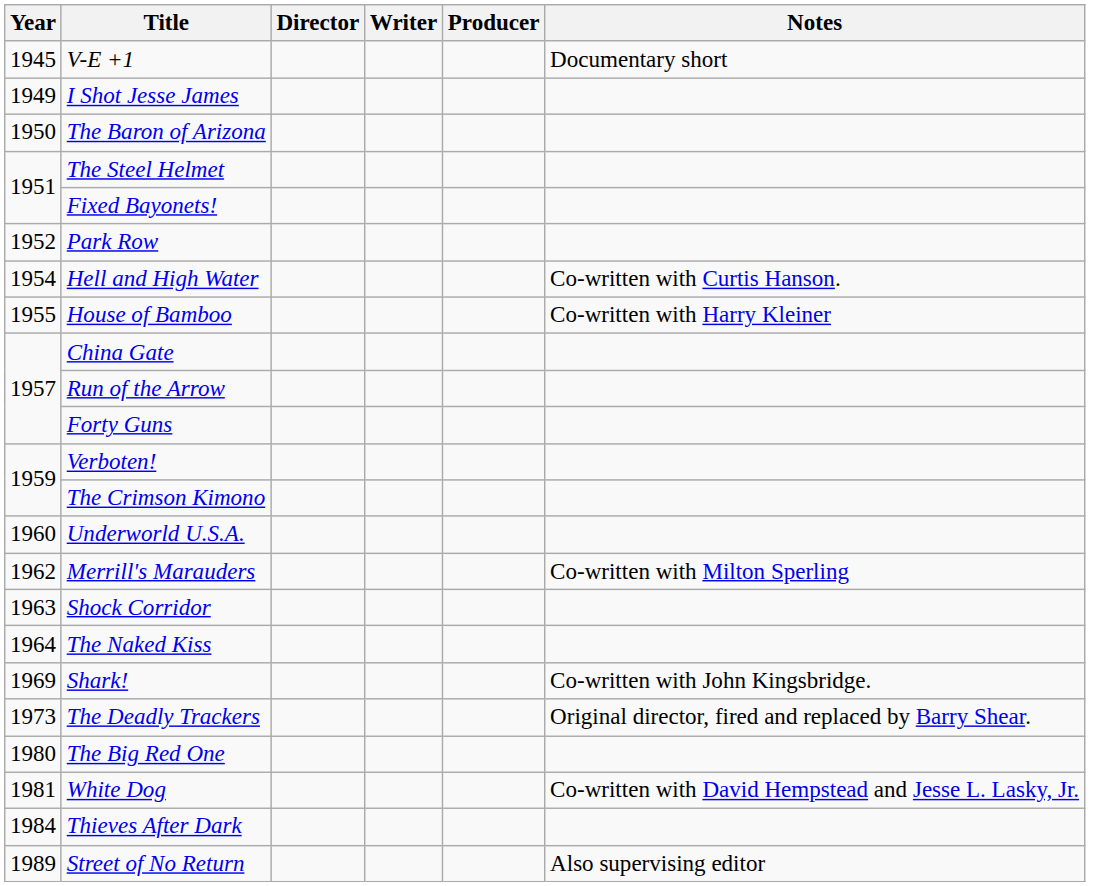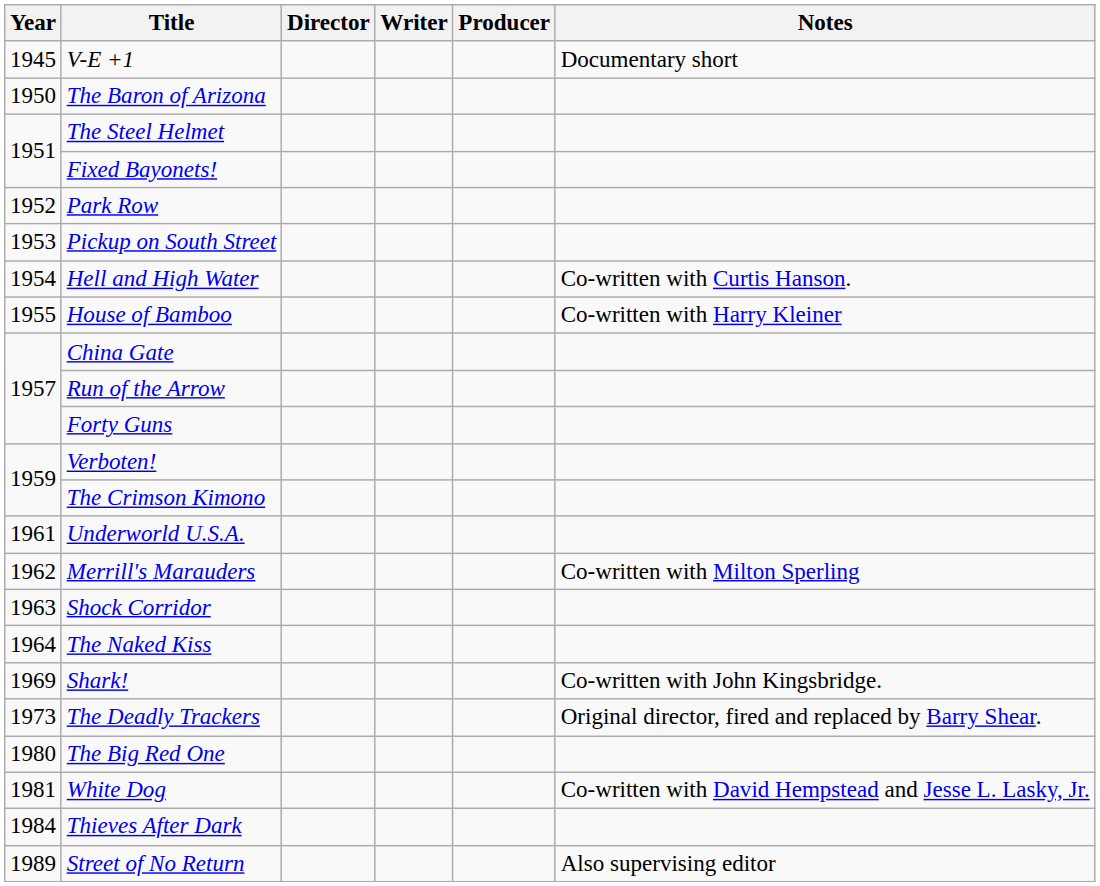- row: (153, 95)
+ row: (172, 242)
(33, 534) 1960 -> (33, 534) 1961
